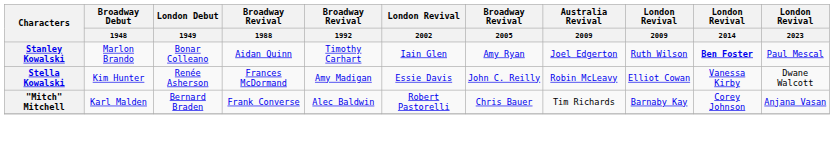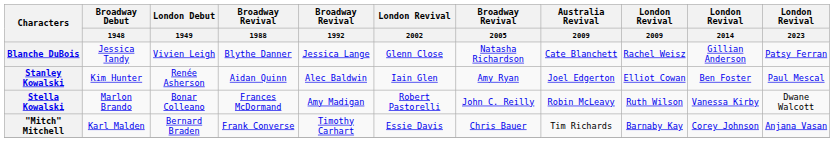+ row: (43, 54)
(119, 54) Marlon Brando -> (116, 78) Kim Hunter
(188, 54) Bonar Colleano -> (184, 78) Renée Asherson
(343, 54) Timothy Carhart -> (336, 78) Alec Baldwin
(659, 54) Ruth Wilson -> (655, 78) Elliot Cowan
(727, 54) bold -> (725, 78) normal
(119, 78) Kim Hunter -> (116, 102) Marlon Brando
(188, 78) Renée Asherson -> (184, 102) Bonar Colleano
(424, 78) Essie Davis -> (415, 102) Robert Pastorelli
(659, 78) Elliot Cowan -> (655, 102) Ruth Wilson
(343, 102) Alec Baldwin -> (336, 126) Timothy Carhart
(424, 102) Robert Pastorelli -> (415, 126) Essie Davis
